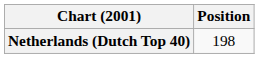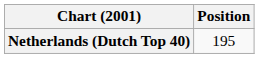(224, 41) 198 -> (224, 41) 195
